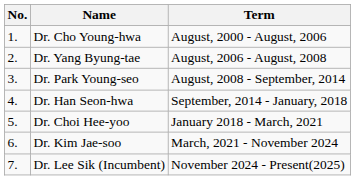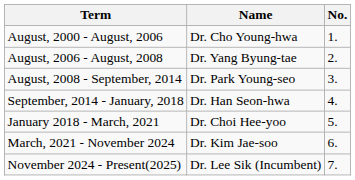columns swapped: (17, 15) <-> (259, 15)
